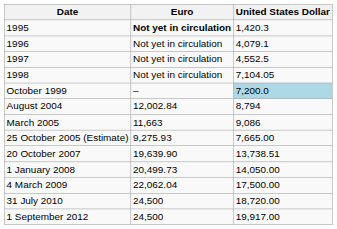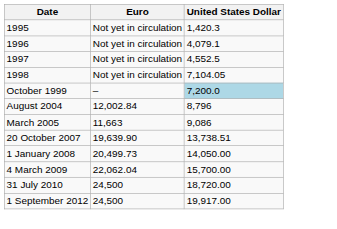(182, 28) bold -> (137, 28) normal
(248, 106) 8,794 -> (199, 106) 8,796
- row: (68, 138)
(258, 185) 17,500.00 -> (209, 169) 15,700.00
